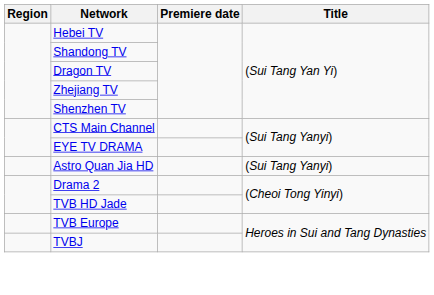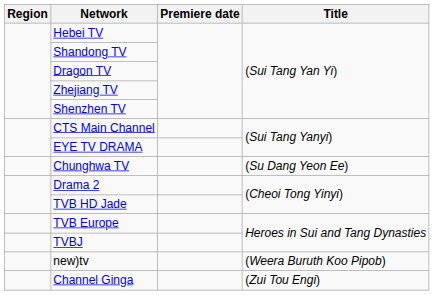- row: (103, 166)
+ row: (91, 166)
+ row: (71, 261)
+ row: (93, 280)
